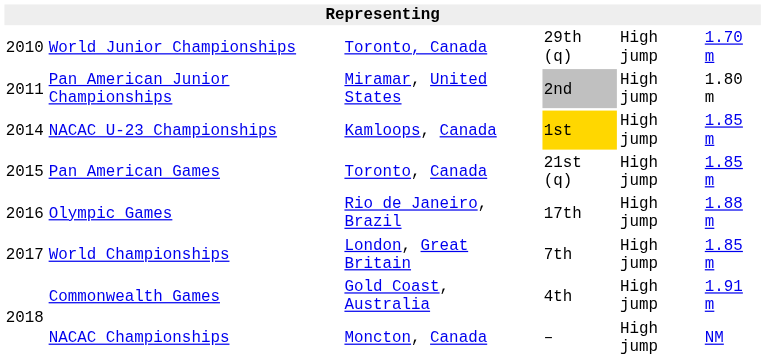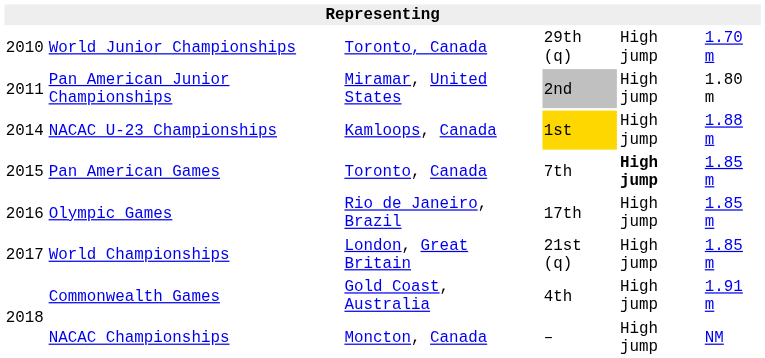(724, 130) 1.85 m -> (724, 130) 1.88 m
(563, 172) 21st (q) -> (558, 172) 7th
(639, 172) normal -> (639, 172) bold
(724, 213) 1.88 m -> (724, 213) 1.85 m
(558, 255) 7th -> (563, 255) 21st (q)
